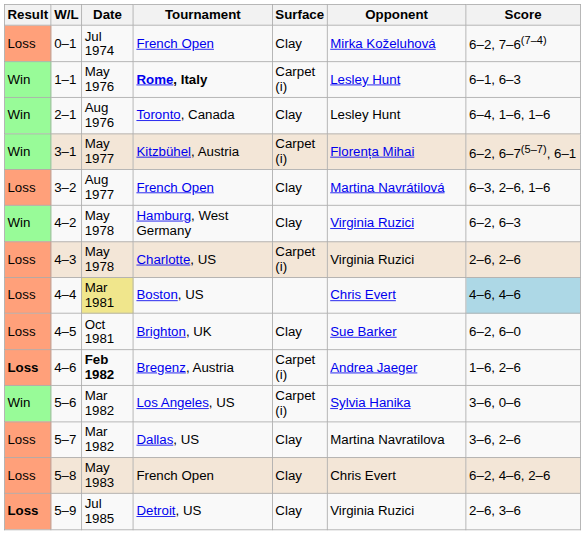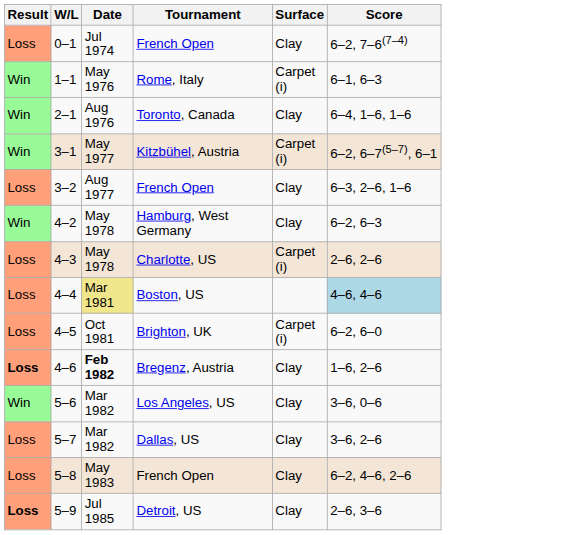- column: (397, 15)
(172, 79) bold -> (170, 79) normal
(289, 331) Clay -> (295, 331) Carpet (i)
(295, 367) Carpet (i) -> (289, 367) Clay
(295, 403) Carpet (i) -> (289, 403) Clay
